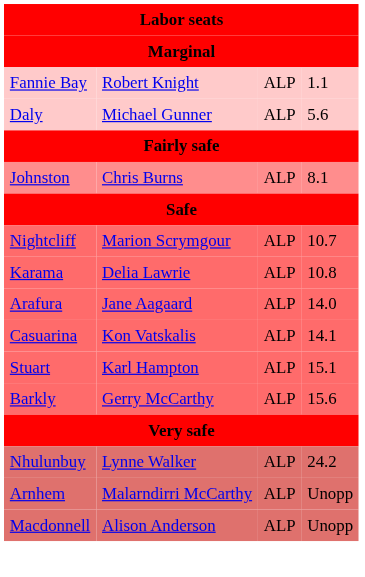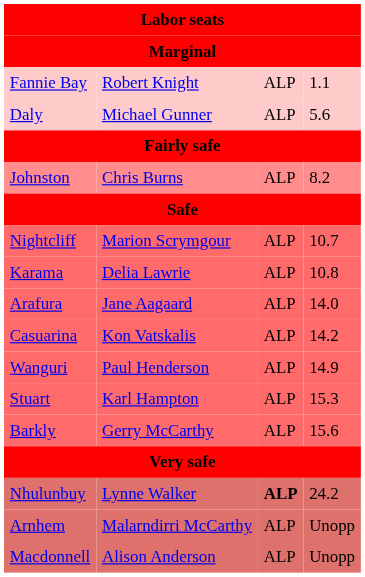(318, 177) 8.1 -> (320, 177) 8.2
(322, 335) 14.1 -> (324, 335) 14.2
+ row: (39, 366)
(322, 366) 15.1 -> (324, 398) 15.3
(280, 461) normal -> (281, 493) bold
